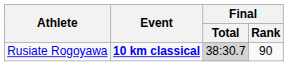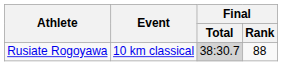(157, 52) bold -> (154, 52) normal
(266, 52) 90 -> (260, 52) 88
